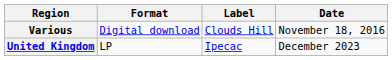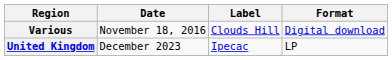columns swapped: (332, 13) <-> (150, 13)
